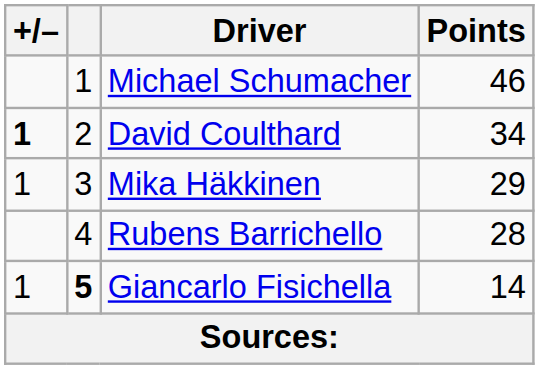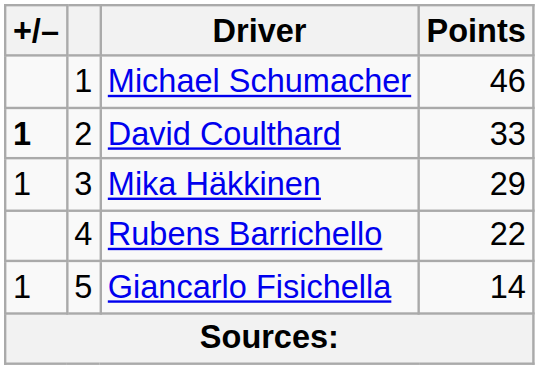(508, 133) 34 -> (508, 133) 33
(508, 235) 28 -> (508, 235) 22
(83, 287) bold -> (83, 287) normal
